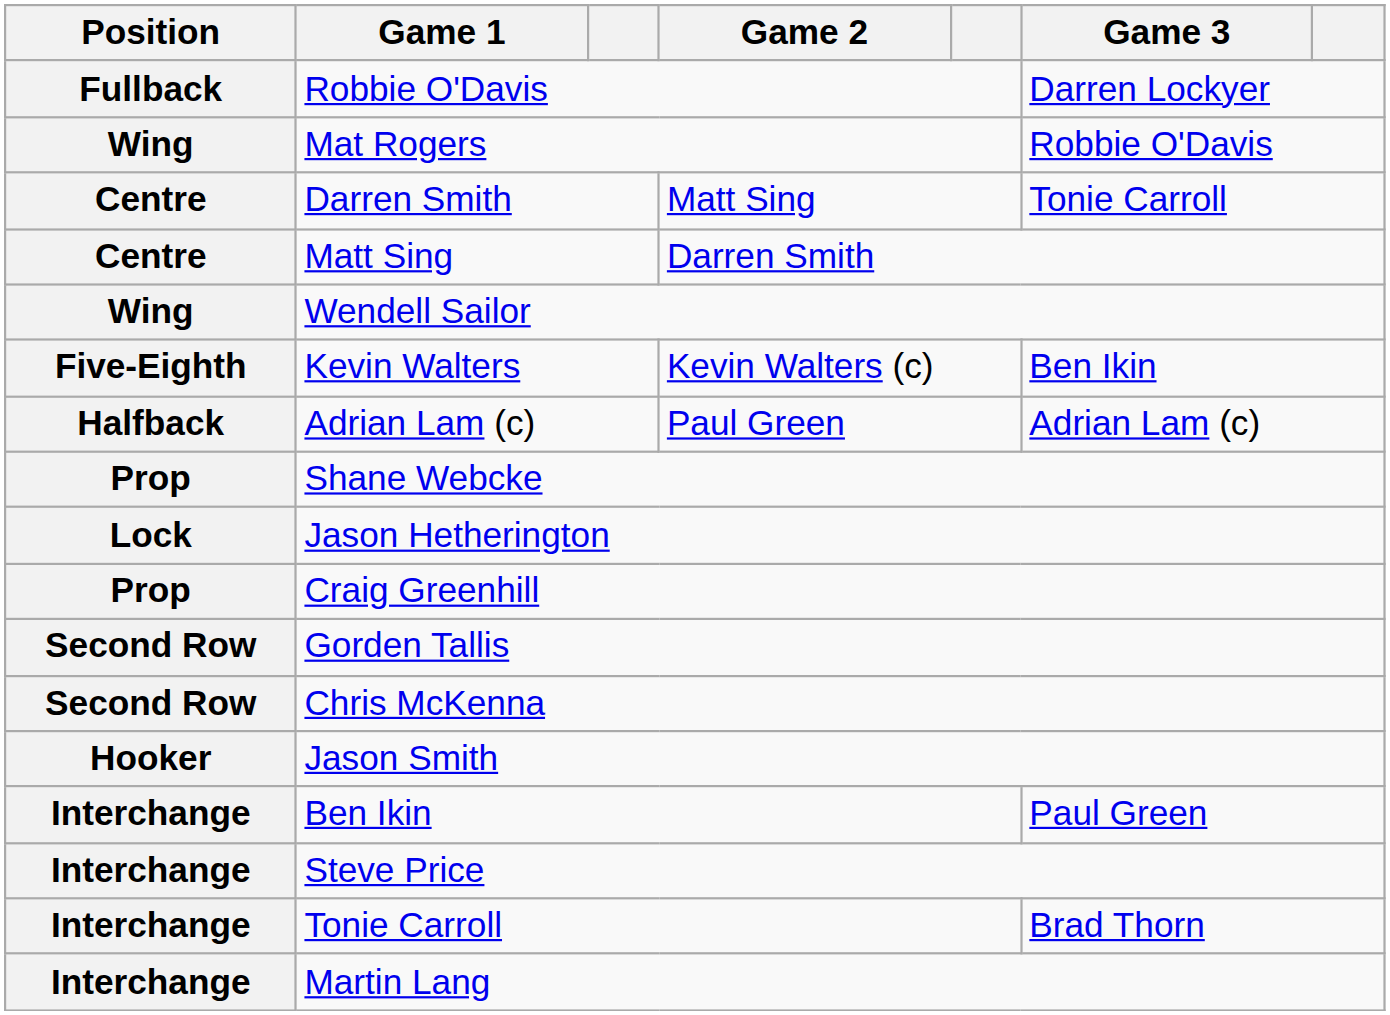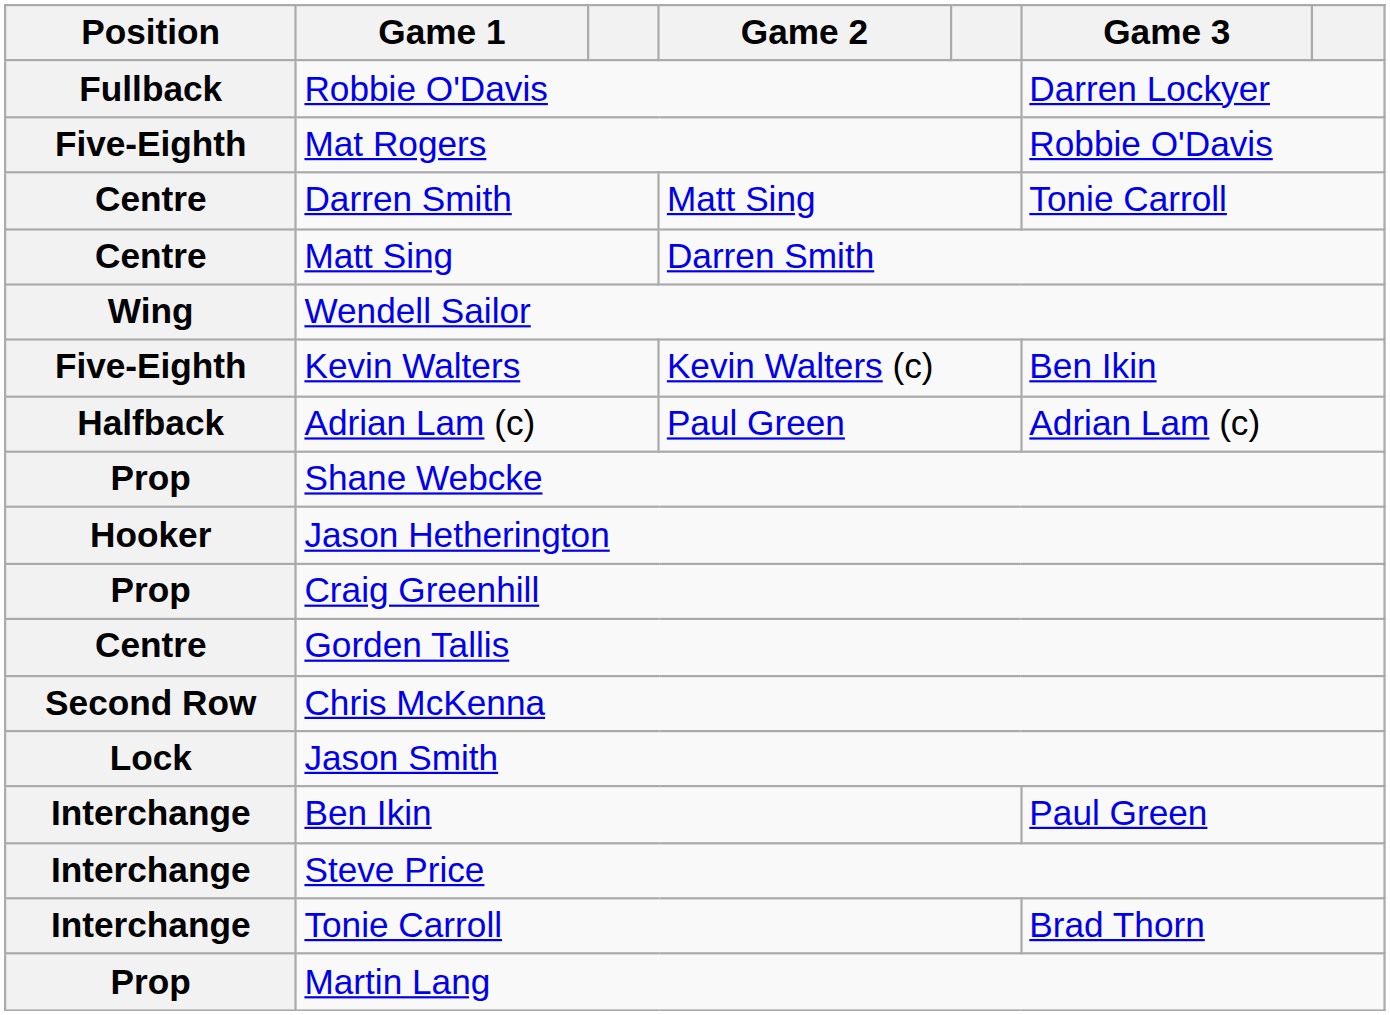(151, 144) Wing -> (151, 144) Five-Eighth
(151, 534) Lock -> (151, 534) Hooker
(151, 646) Second Row -> (151, 646) Centre
(151, 758) Hooker -> (151, 758) Lock
(151, 981) Interchange -> (151, 981) Prop
